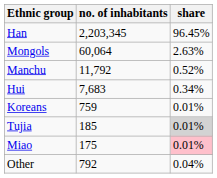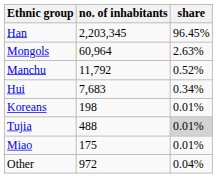(95, 51) 60,064 -> (95, 51) 60,964
(88, 107) 759 -> (88, 107) 198
(88, 126) 185 -> (88, 126) 488
(188, 145) pink background -> (188, 145) no background
(88, 164) 792 -> (88, 164) 972
